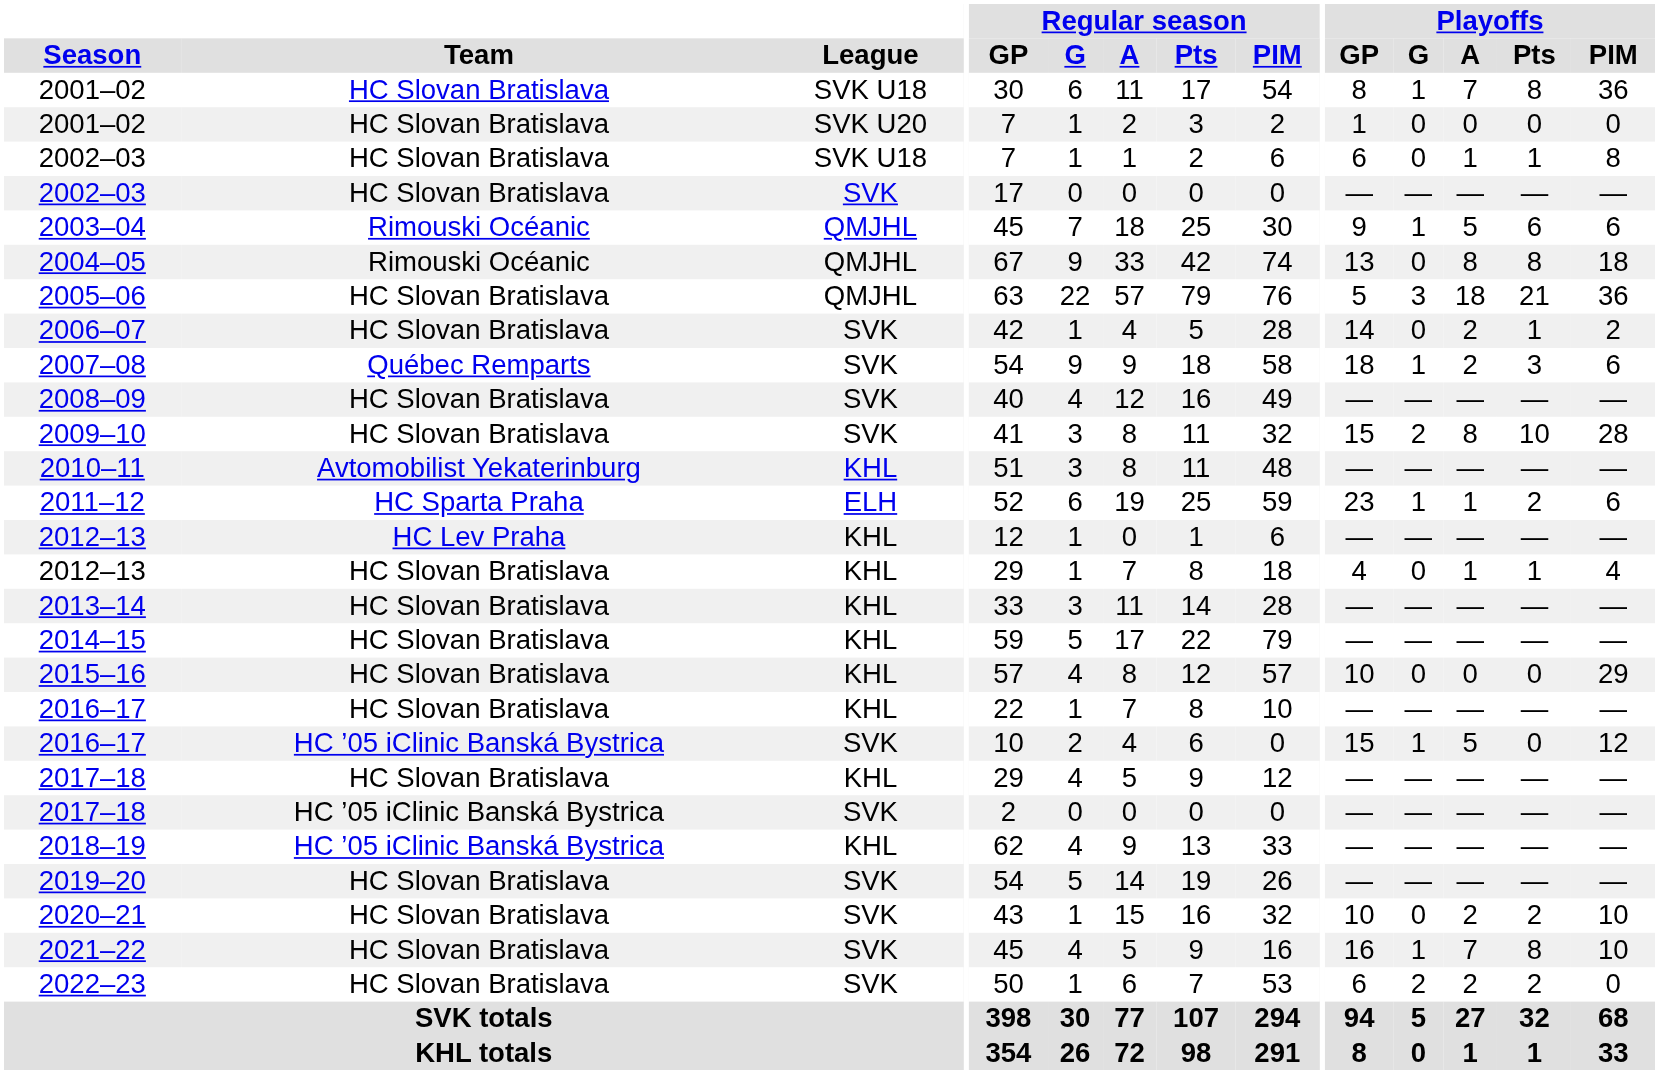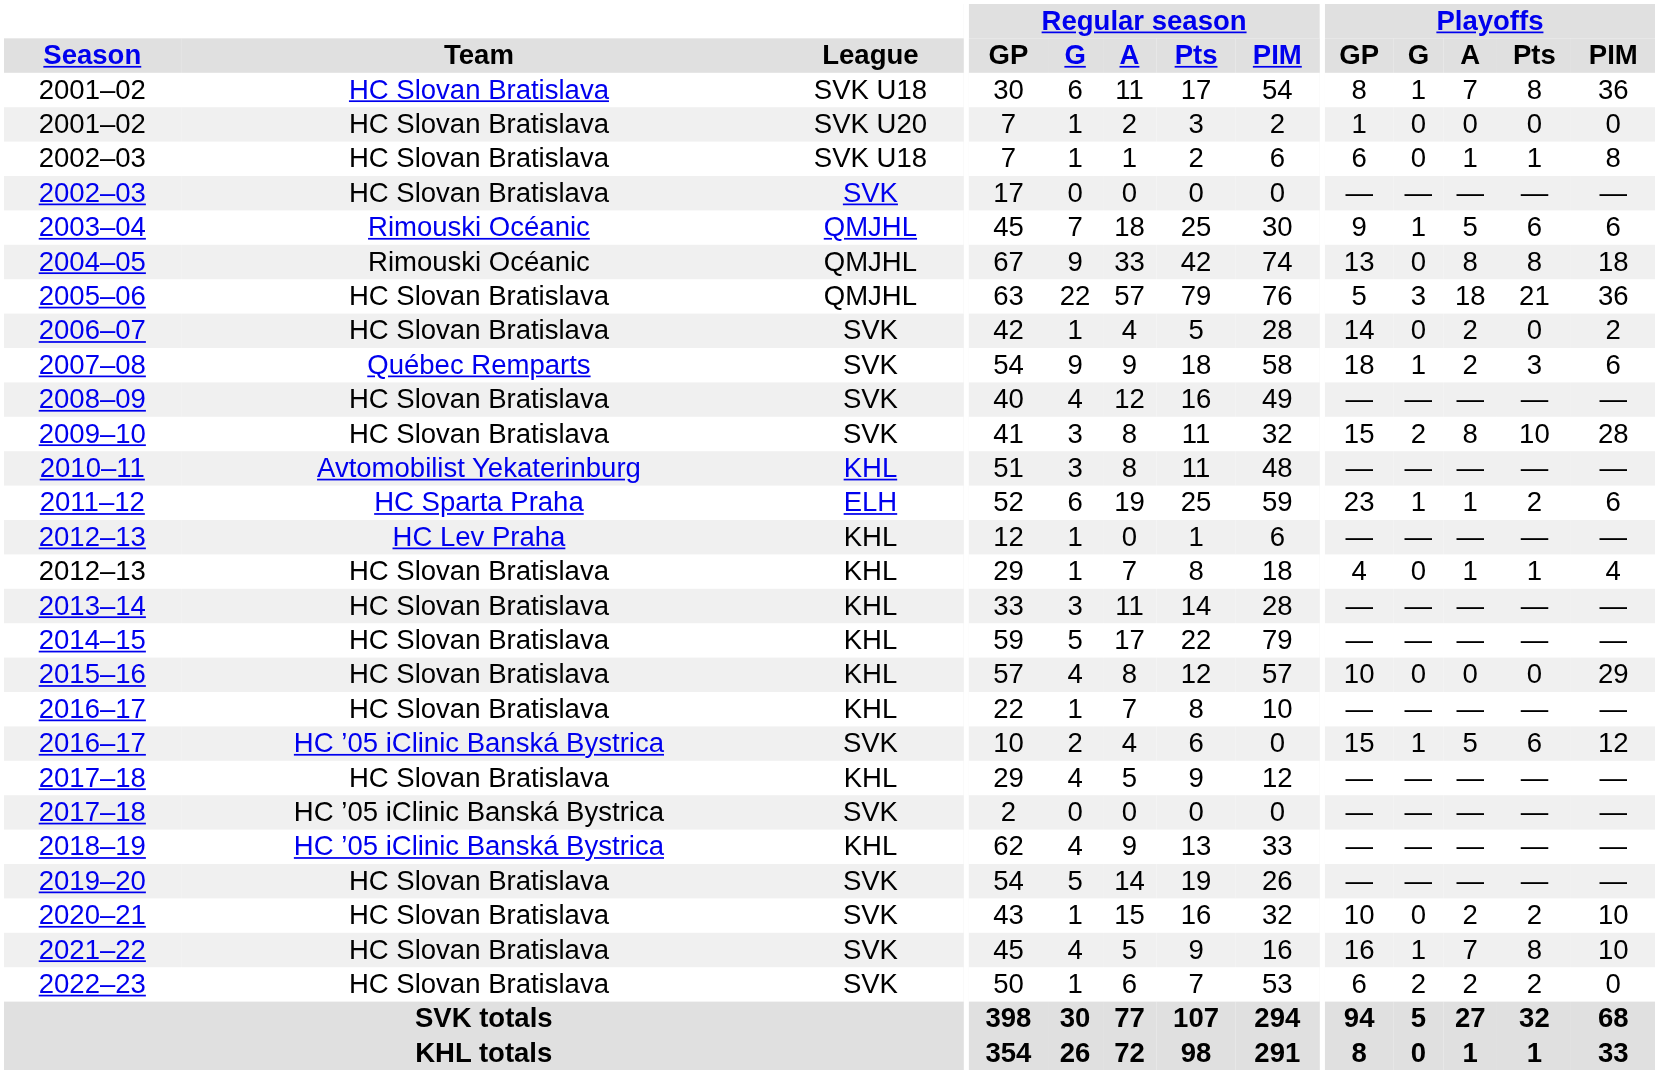(1534, 330) 1 -> (1534, 330) 0
(1534, 743) 0 -> (1534, 743) 6
